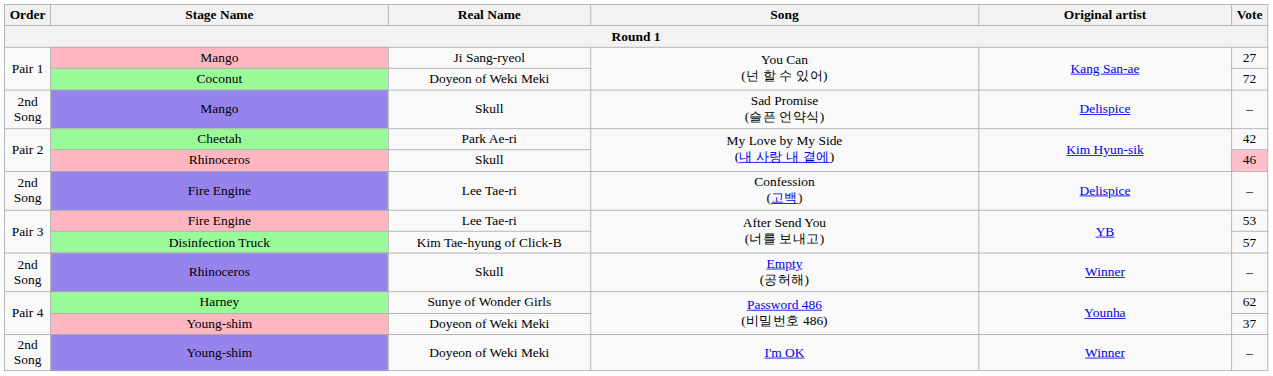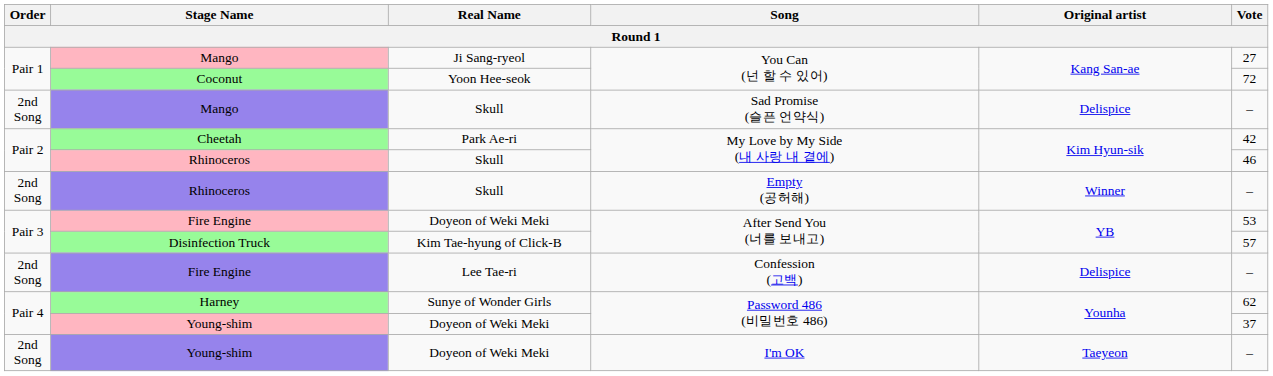(489, 79) Doyeon of Weki Meki -> (489, 79) Yoon Hee-seok
(1250, 160) pink background -> (1250, 160) no background
rows swapped: (219, 272) <-> (219, 190)
(489, 220) Lee Tae-ri -> (489, 220) Doyeon of Weki Meki
(1105, 352) Winner -> (1105, 352) Taeyeon
